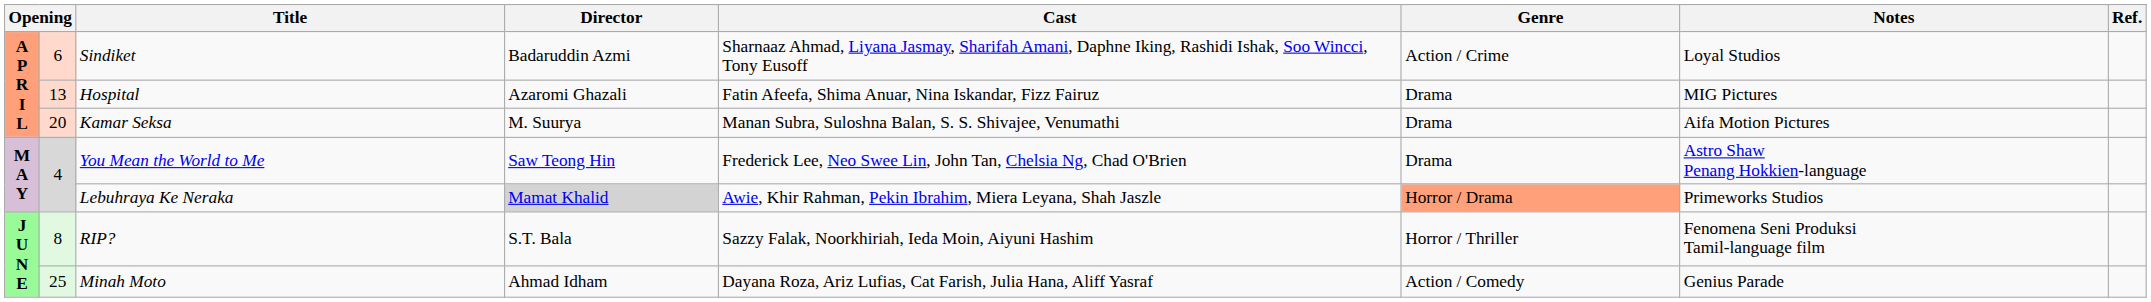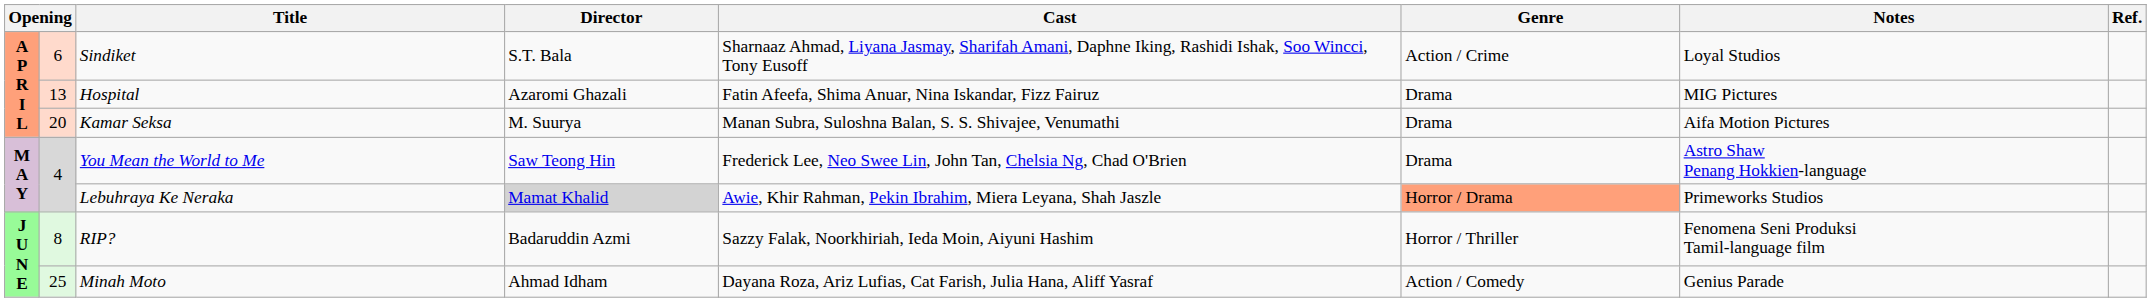(569, 56) Badaruddin Azmi -> (540, 56) S.T. Bala
(540, 238) S.T. Bala -> (569, 238) Badaruddin Azmi
